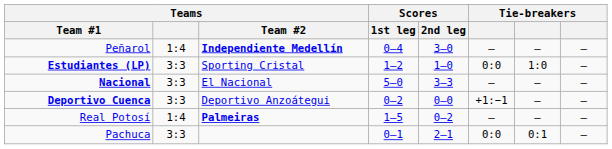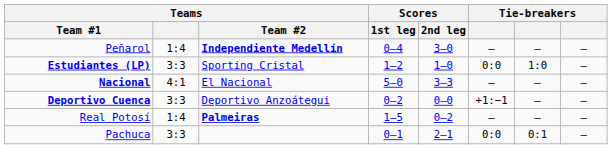(176, 83) 3:3 -> (176, 83) 4:1
